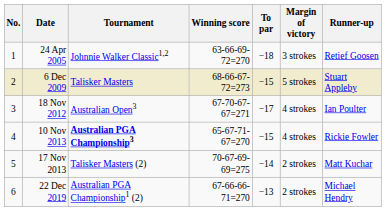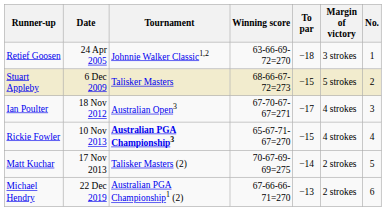columns swapped: (13, 23) <-> (352, 23)
